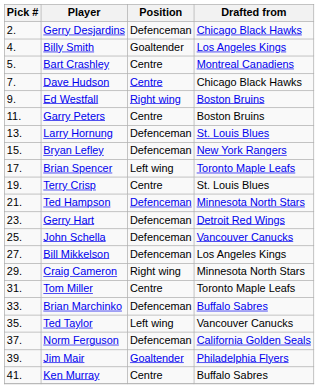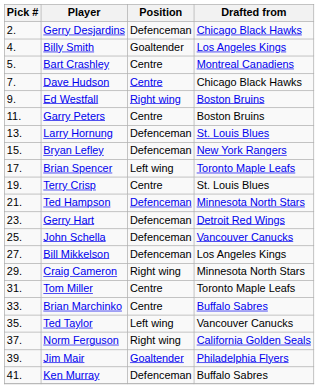(161, 306) Defenceman -> (146, 306) Centre
(161, 340) Defenceman -> (155, 340) Right wing
(146, 375) Centre -> (161, 375) Defenceman
